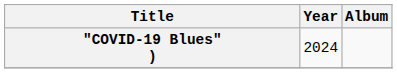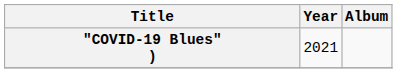(321, 48) 2024 -> (321, 48) 2021
